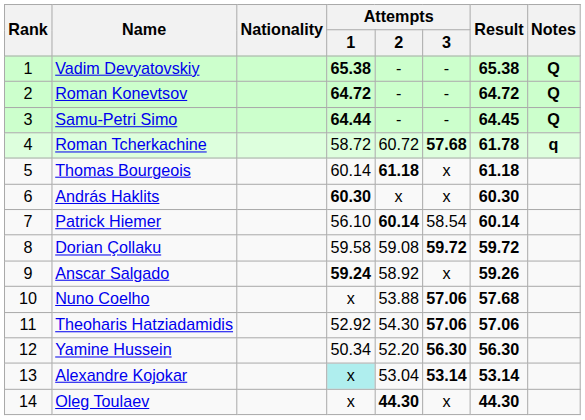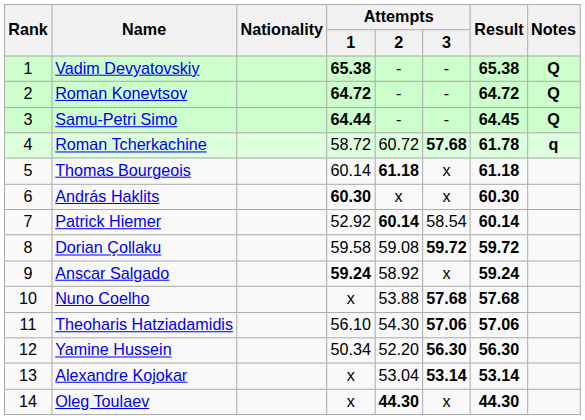(351, 222) 56.10 -> (351, 222) 52.92
(499, 273) 59.26 -> (499, 273) 59.24
(447, 299) 57.06 -> (447, 299) 57.68
(351, 324) 52.92 -> (351, 324) 56.10
(351, 376) paleturquoise background -> (351, 376) no background
